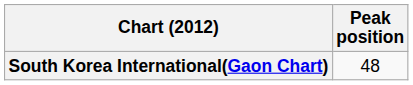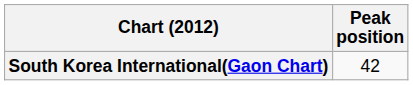(370, 65) 48 -> (370, 65) 42
